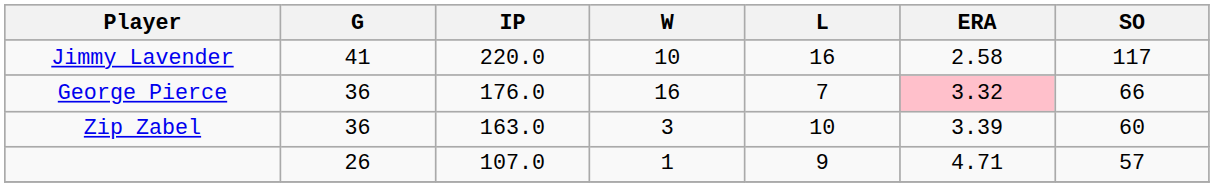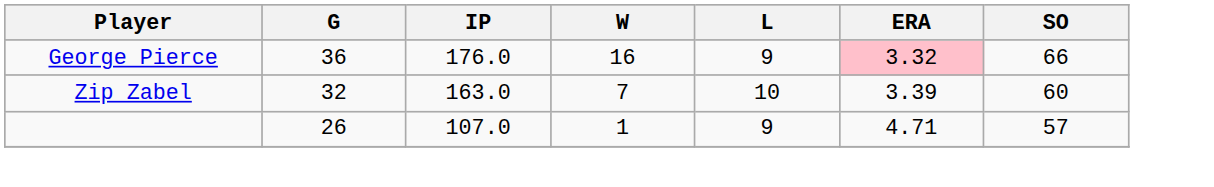- row: (142, 58)
(822, 93) 7 -> (767, 58) 9
(358, 129) 36 -> (334, 93) 32
(667, 129) 3 -> (623, 93) 7
